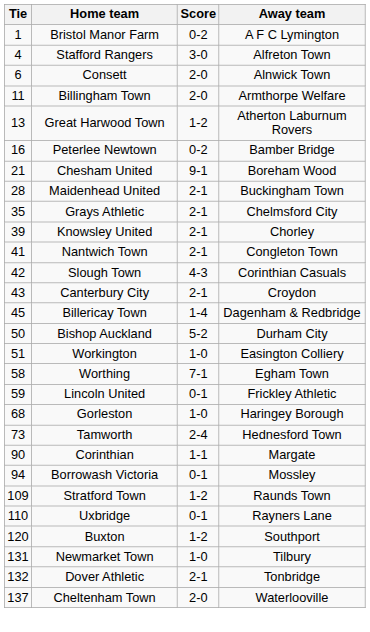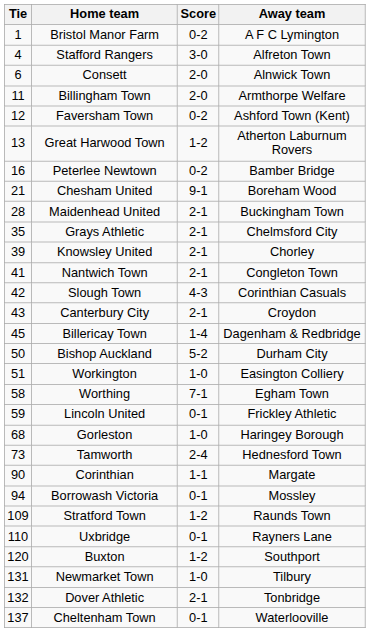+ row: (105, 116)
(198, 597) 2-0 -> (198, 617) 0-1
